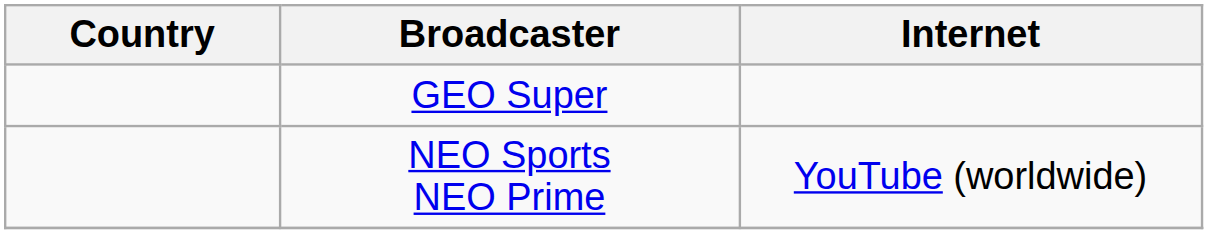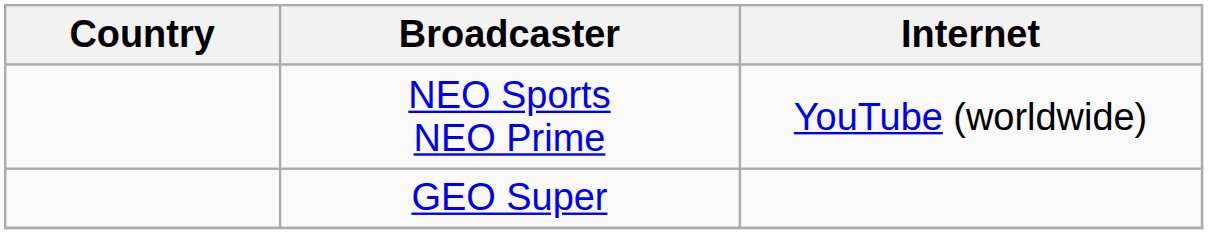rows swapped: (509, 176) <-> (509, 94)
